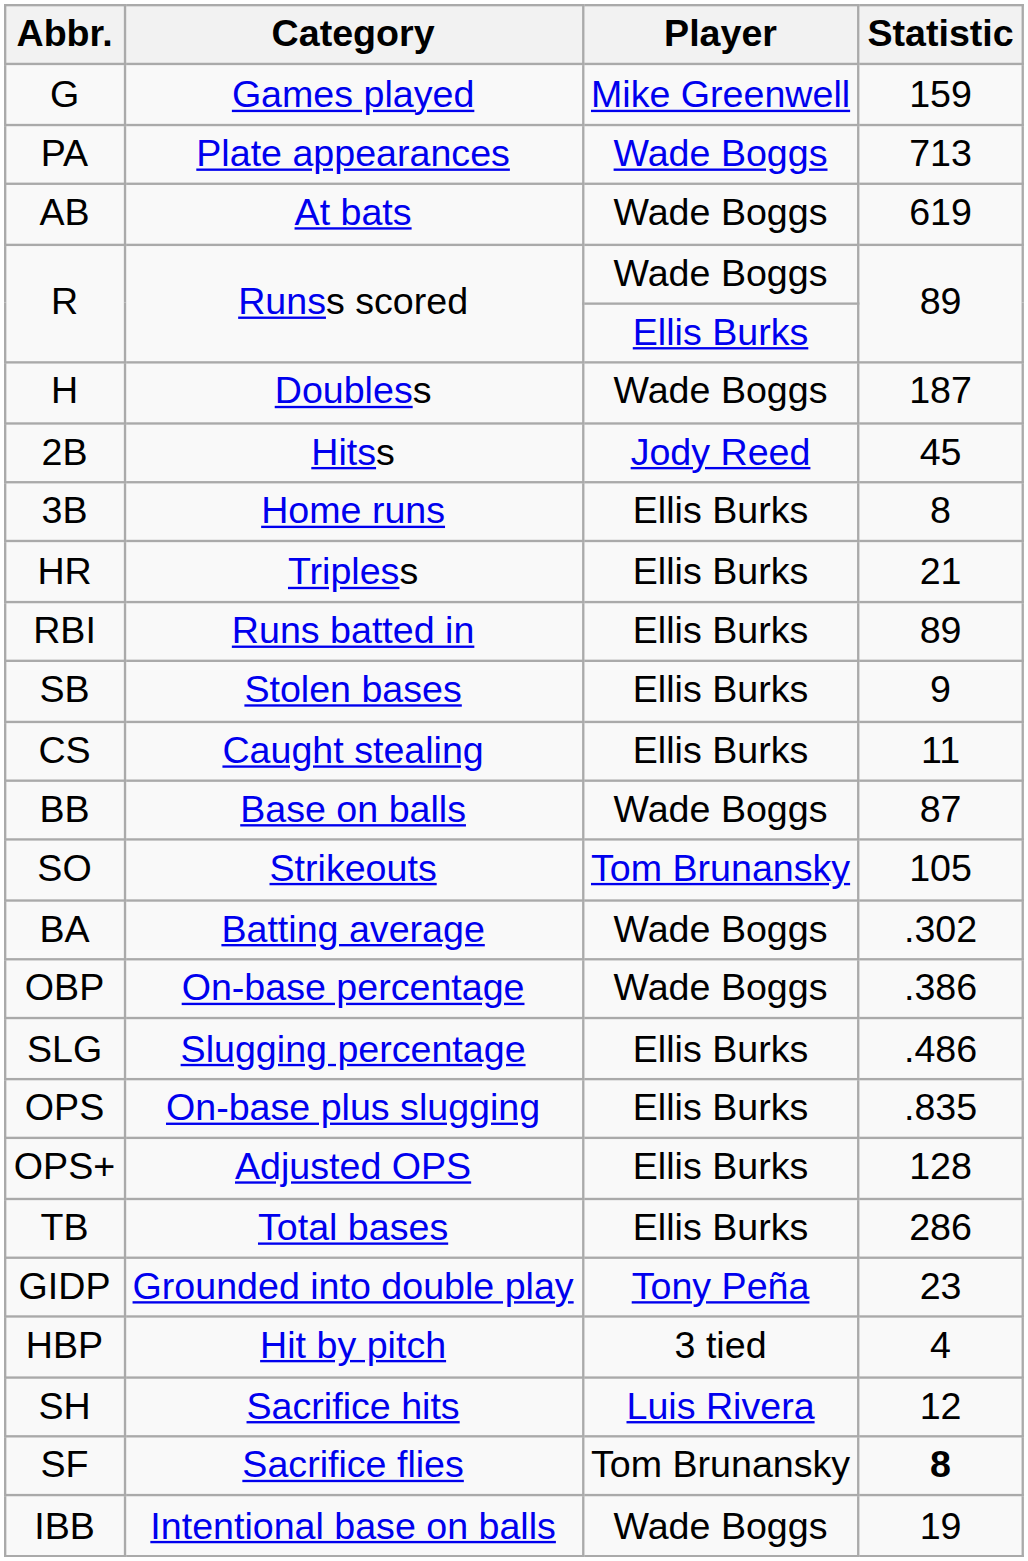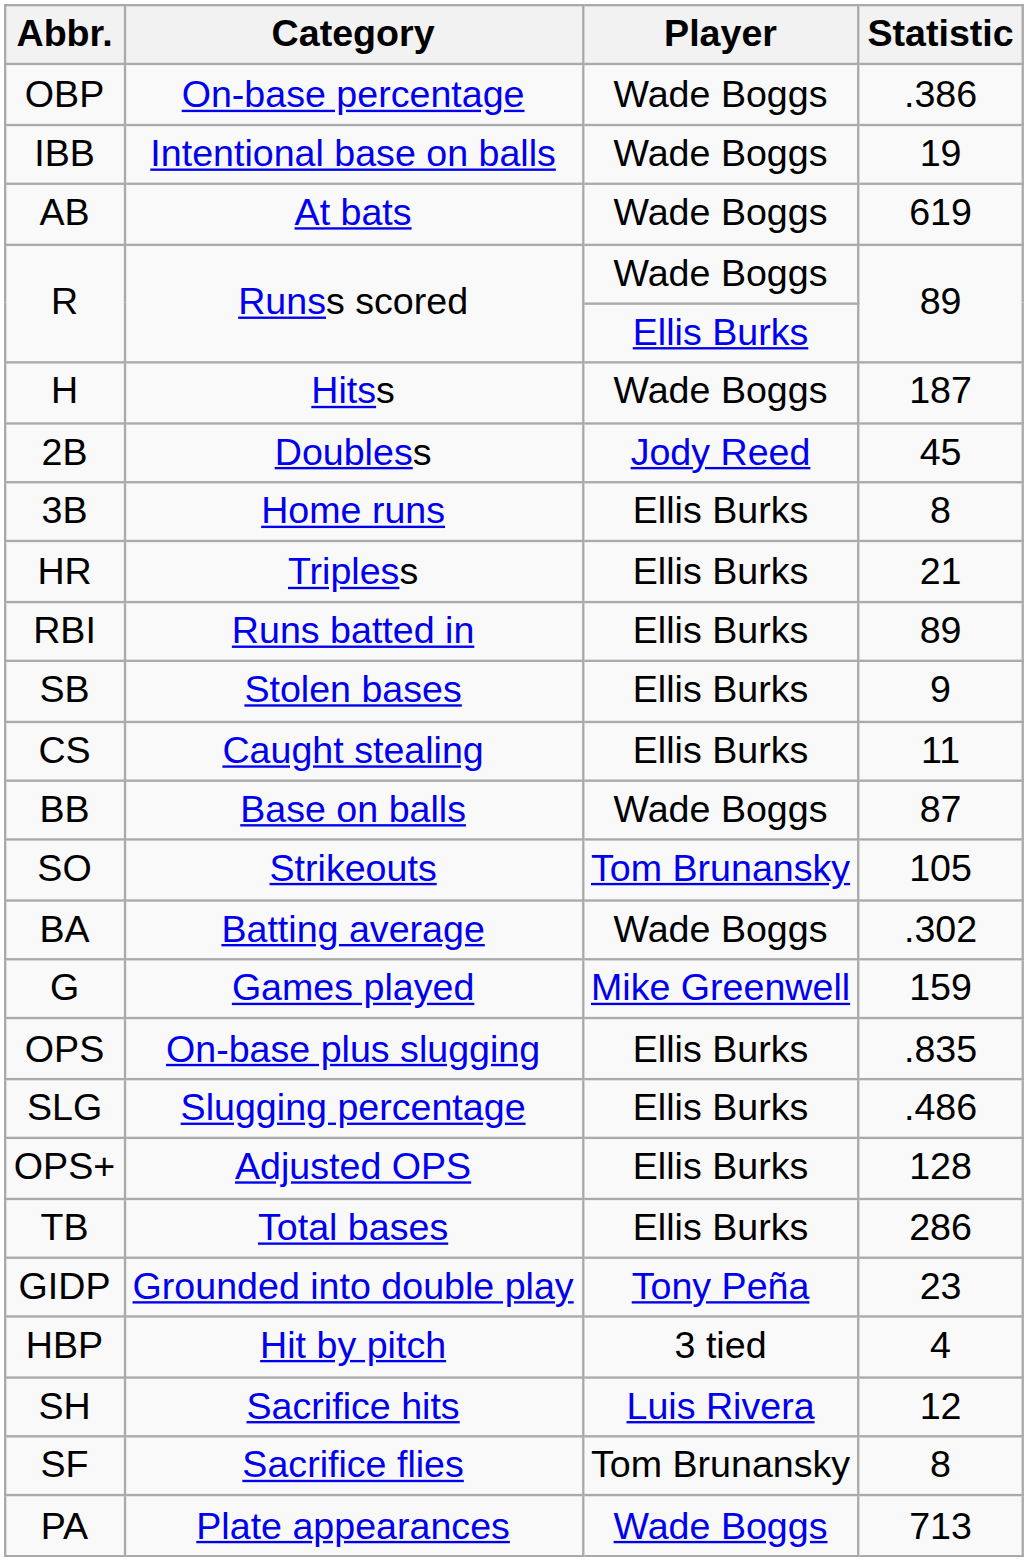rows swapped: (65, 93) <-> (65, 988)
rows swapped: (65, 153) <-> (65, 1525)
(353, 392) Doubless -> (353, 392) Hitss
(353, 451) Hitss -> (353, 451) Doubless
rows swapped: (65, 1048) <-> (65, 1107)
(941, 1465) bold -> (941, 1465) normal
